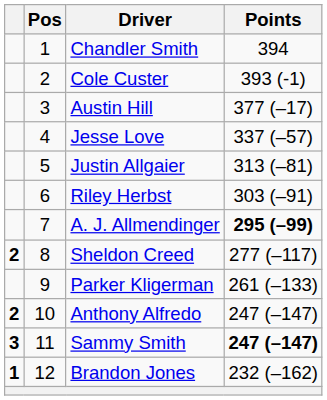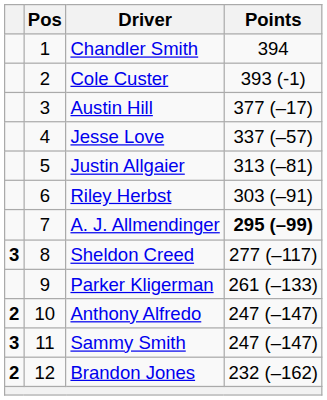(14, 254) 2 -> (14, 254) 3
(273, 342) bold -> (273, 342) normal
(14, 372) 1 -> (14, 372) 2
